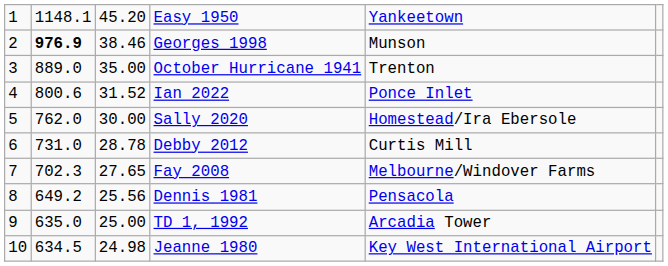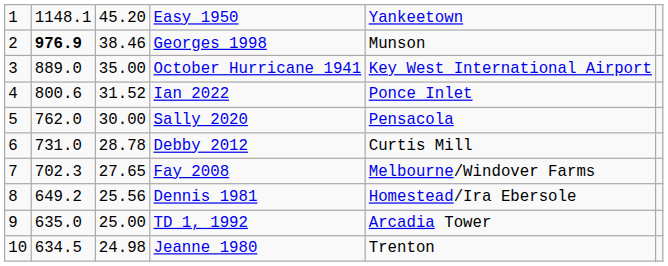(402, 69) Trenton -> (510, 69) Key West International Airport
(473, 120) Homestead/Ira Ebersole -> (411, 120) Pensacola
(411, 197) Pensacola -> (473, 197) Homestead/Ira Ebersole
(510, 248) Key West International Airport -> (402, 248) Trenton
